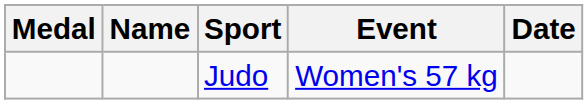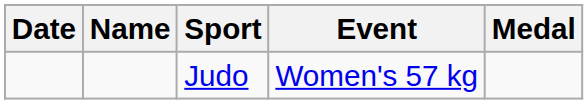columns swapped: (54, 29) <-> (544, 29)
